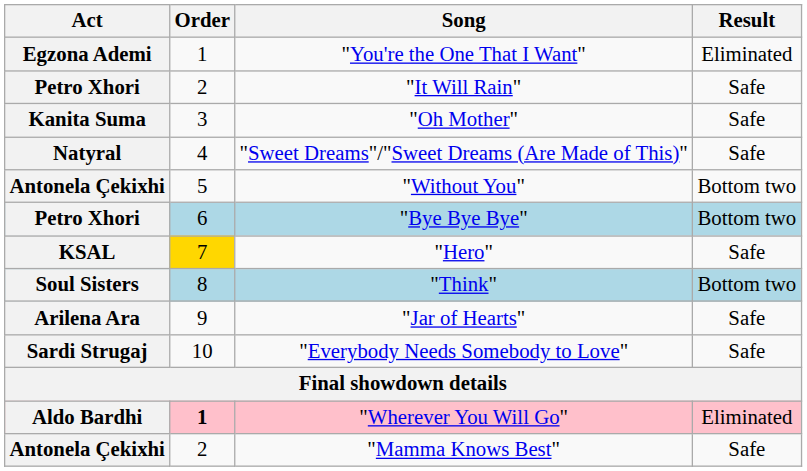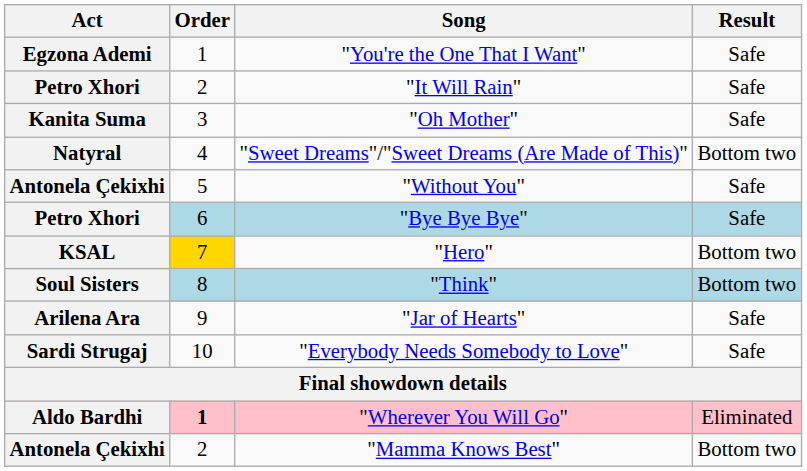(747, 53) Eliminated -> (747, 53) Safe
(747, 152) Safe -> (747, 152) Bottom two
(747, 185) Bottom two -> (747, 185) Safe
(747, 218) Bottom two -> (747, 218) Safe
(747, 251) Safe -> (747, 251) Bottom two
(747, 449) Safe -> (747, 449) Bottom two
